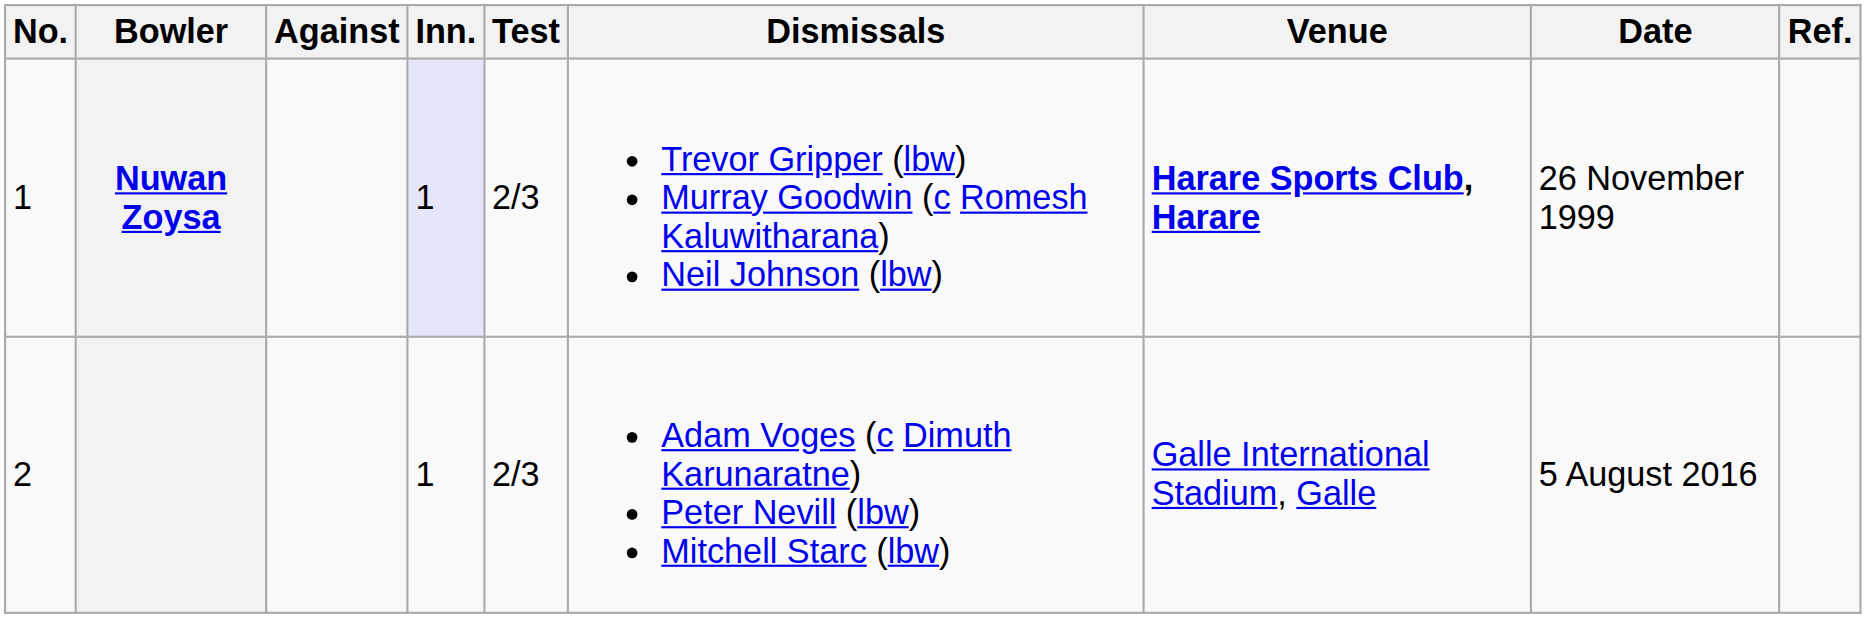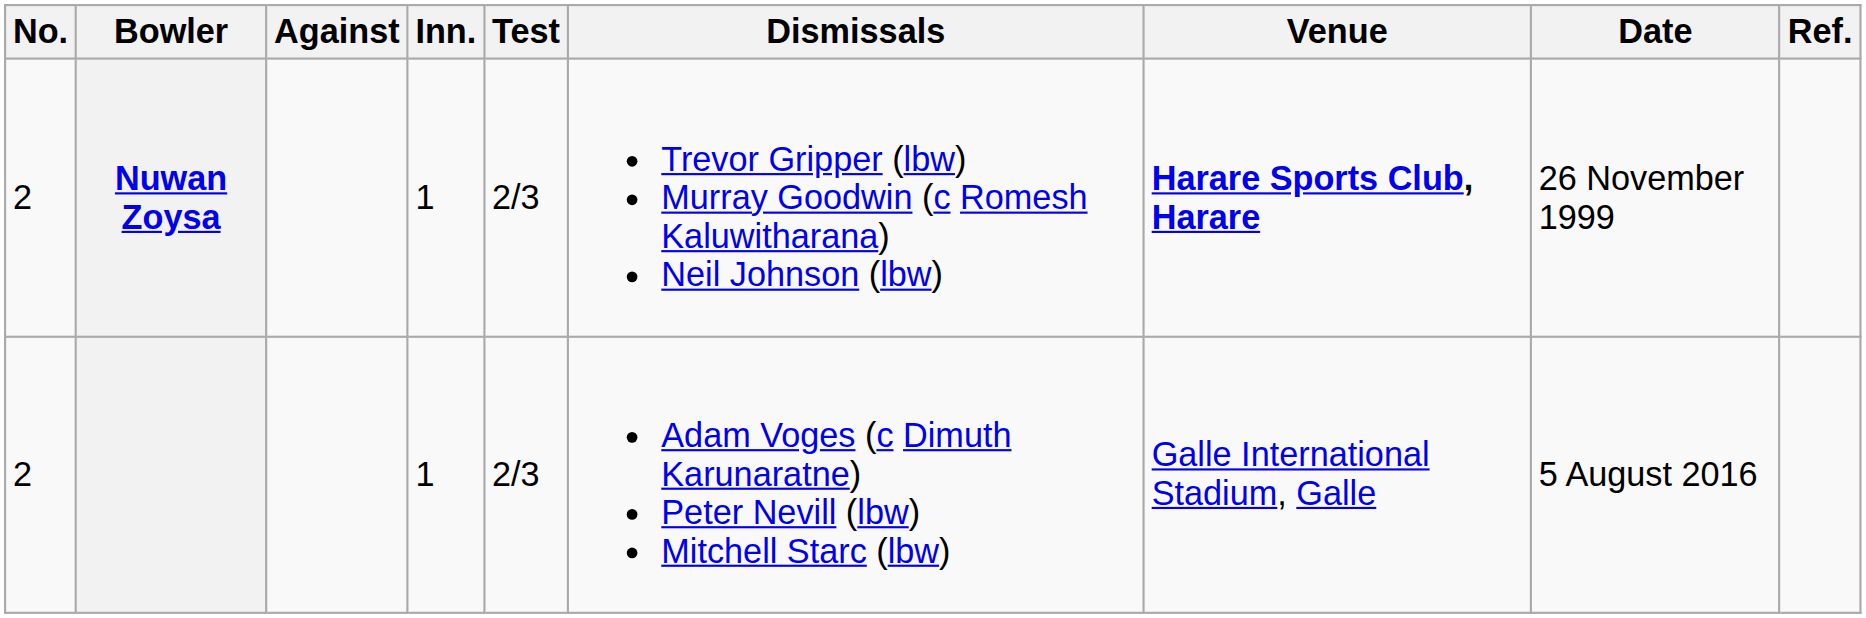(22, 197) 1 -> (22, 197) 2
(425, 197) lavender background -> (425, 197) no background
